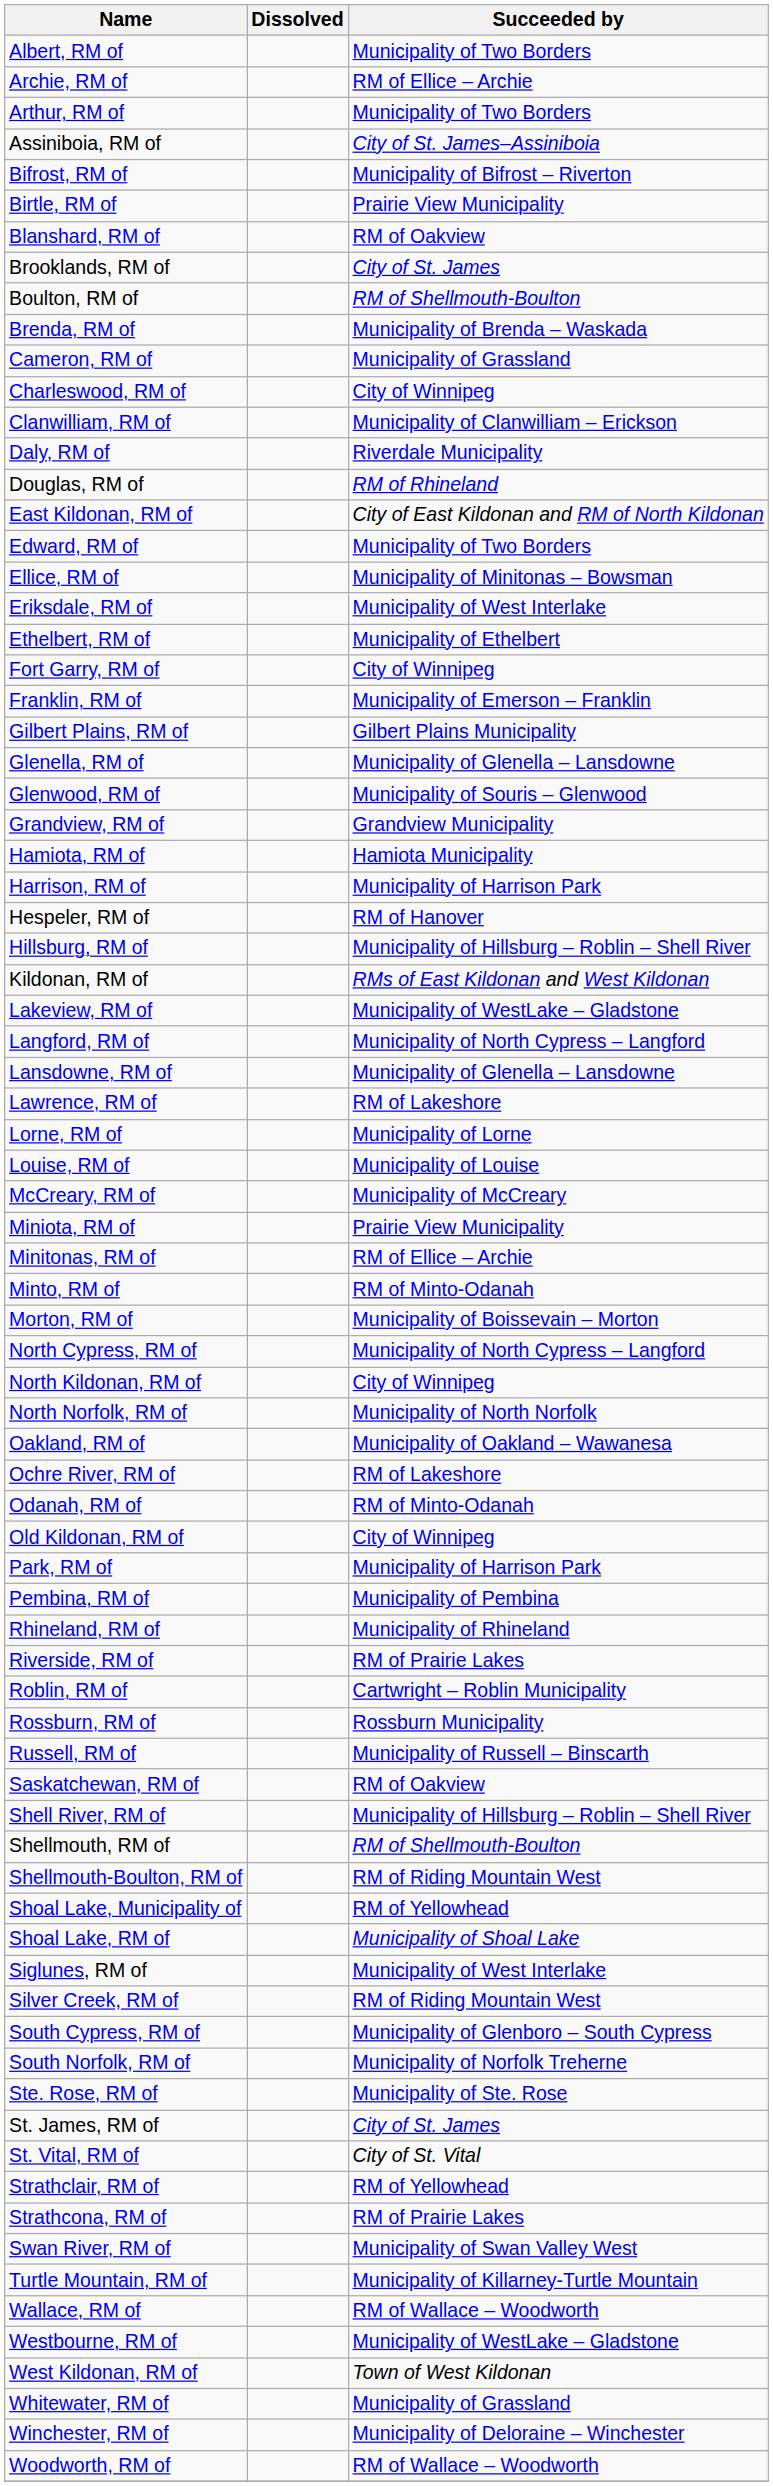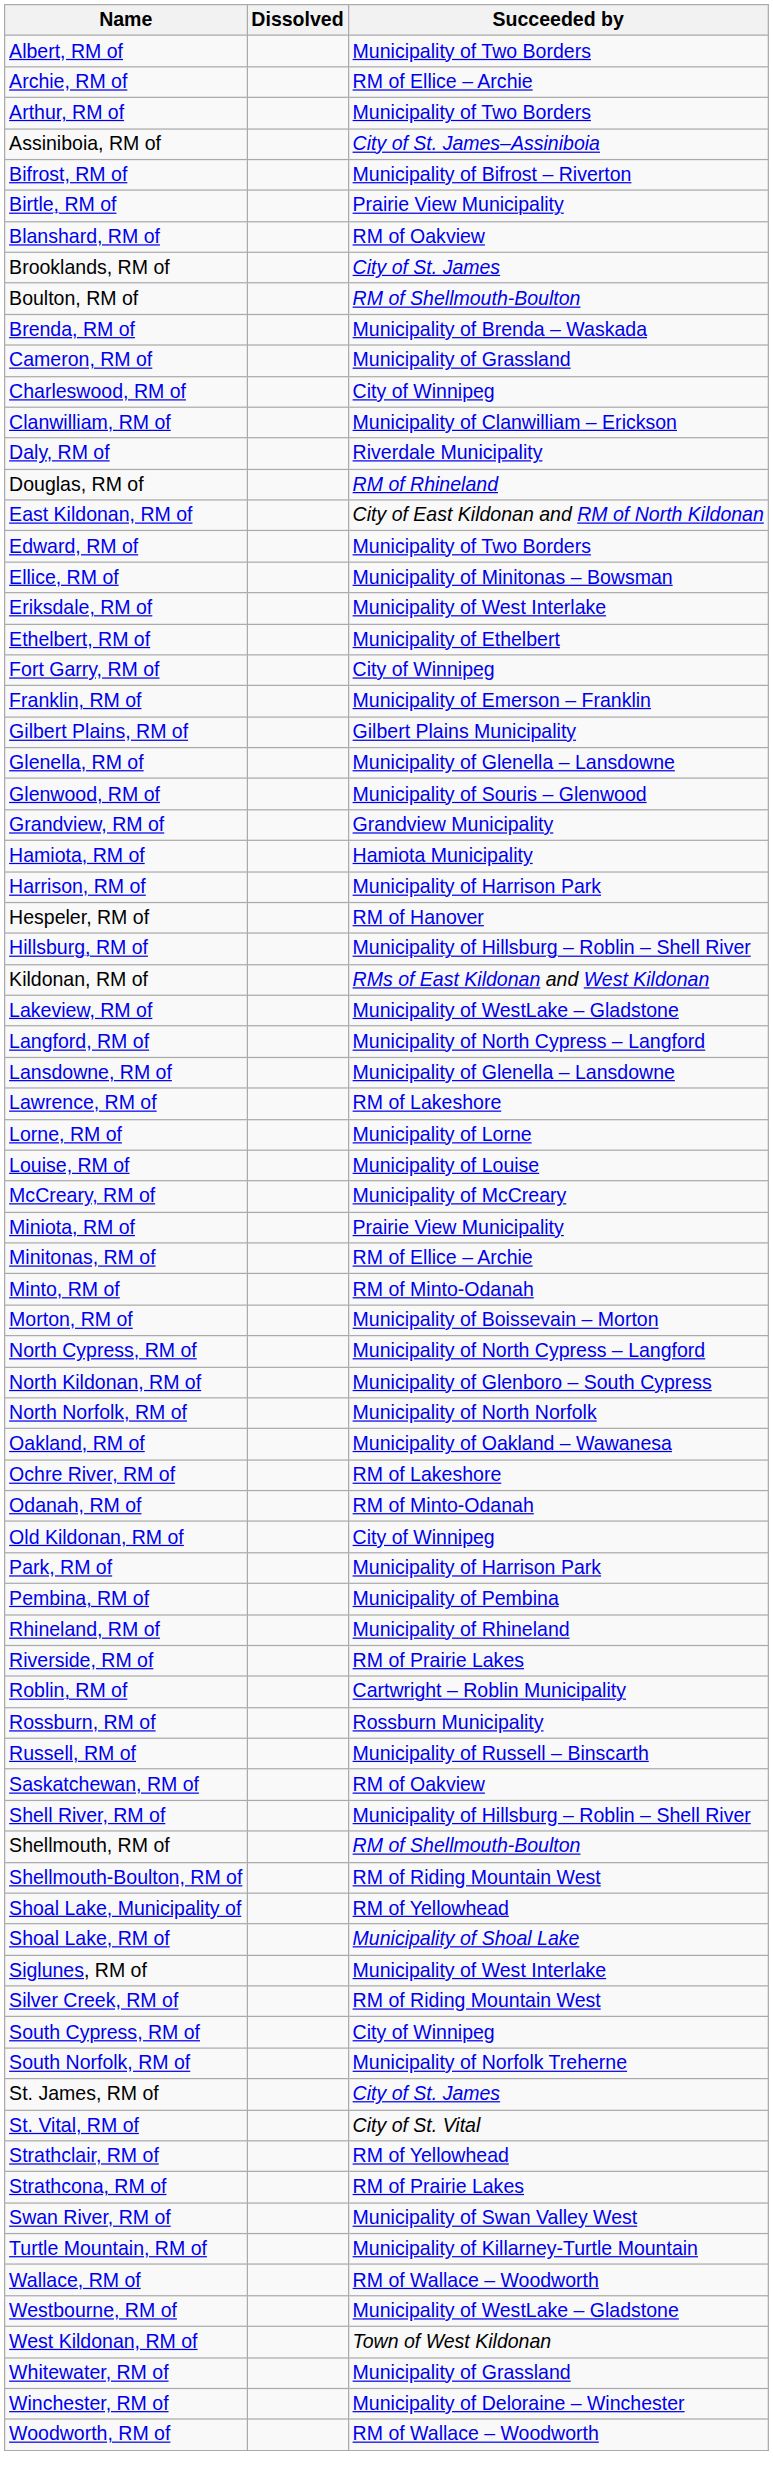(424, 1382) City of Winnipeg -> (532, 1382) Municipality of Glenboro – South Cypress
(532, 2032) Municipality of Glenboro – South Cypress -> (424, 2032) City of Winnipeg
- row: (83, 2094)
